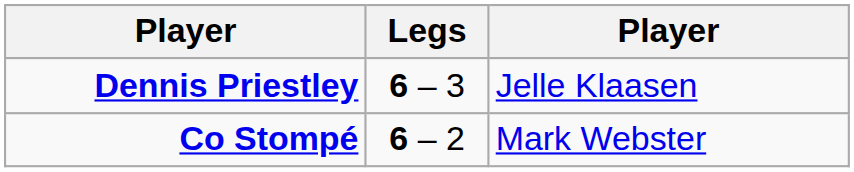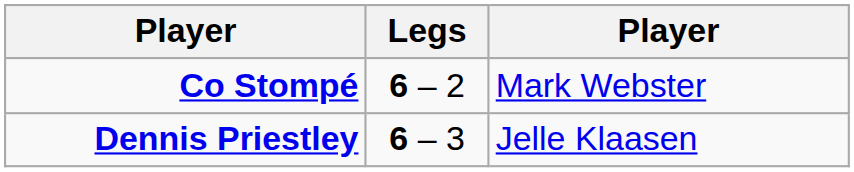rows swapped: (269, 138) <-> (226, 85)
